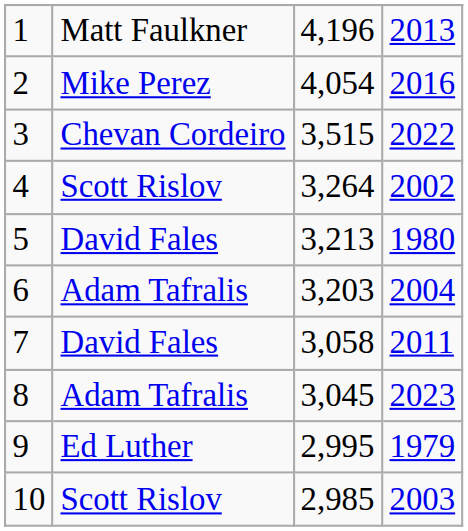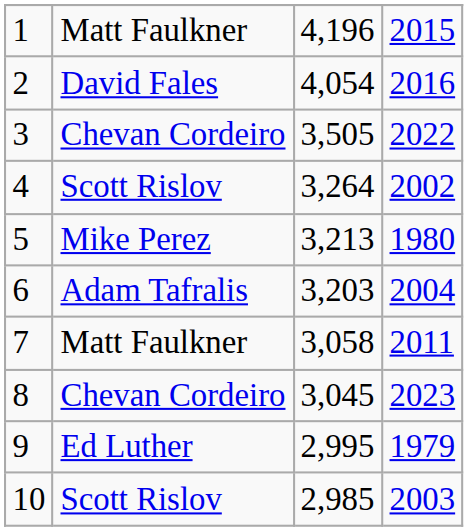(422, 30) 2013 -> (422, 30) 2015
(136, 82) Mike Perez -> (139, 82) David Fales
(338, 134) 3,515 -> (338, 134) 3,505
(139, 238) David Fales -> (136, 238) Mike Perez
(139, 342) David Fales -> (154, 342) Matt Faulkner
(154, 394) Adam Tafralis -> (173, 394) Chevan Cordeiro
